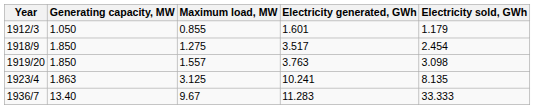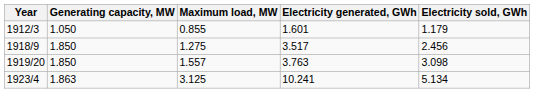(435, 46) 2.454 -> (435, 46) 2.456
(435, 79) 8.135 -> (435, 79) 5.134
- row: (23, 96)
